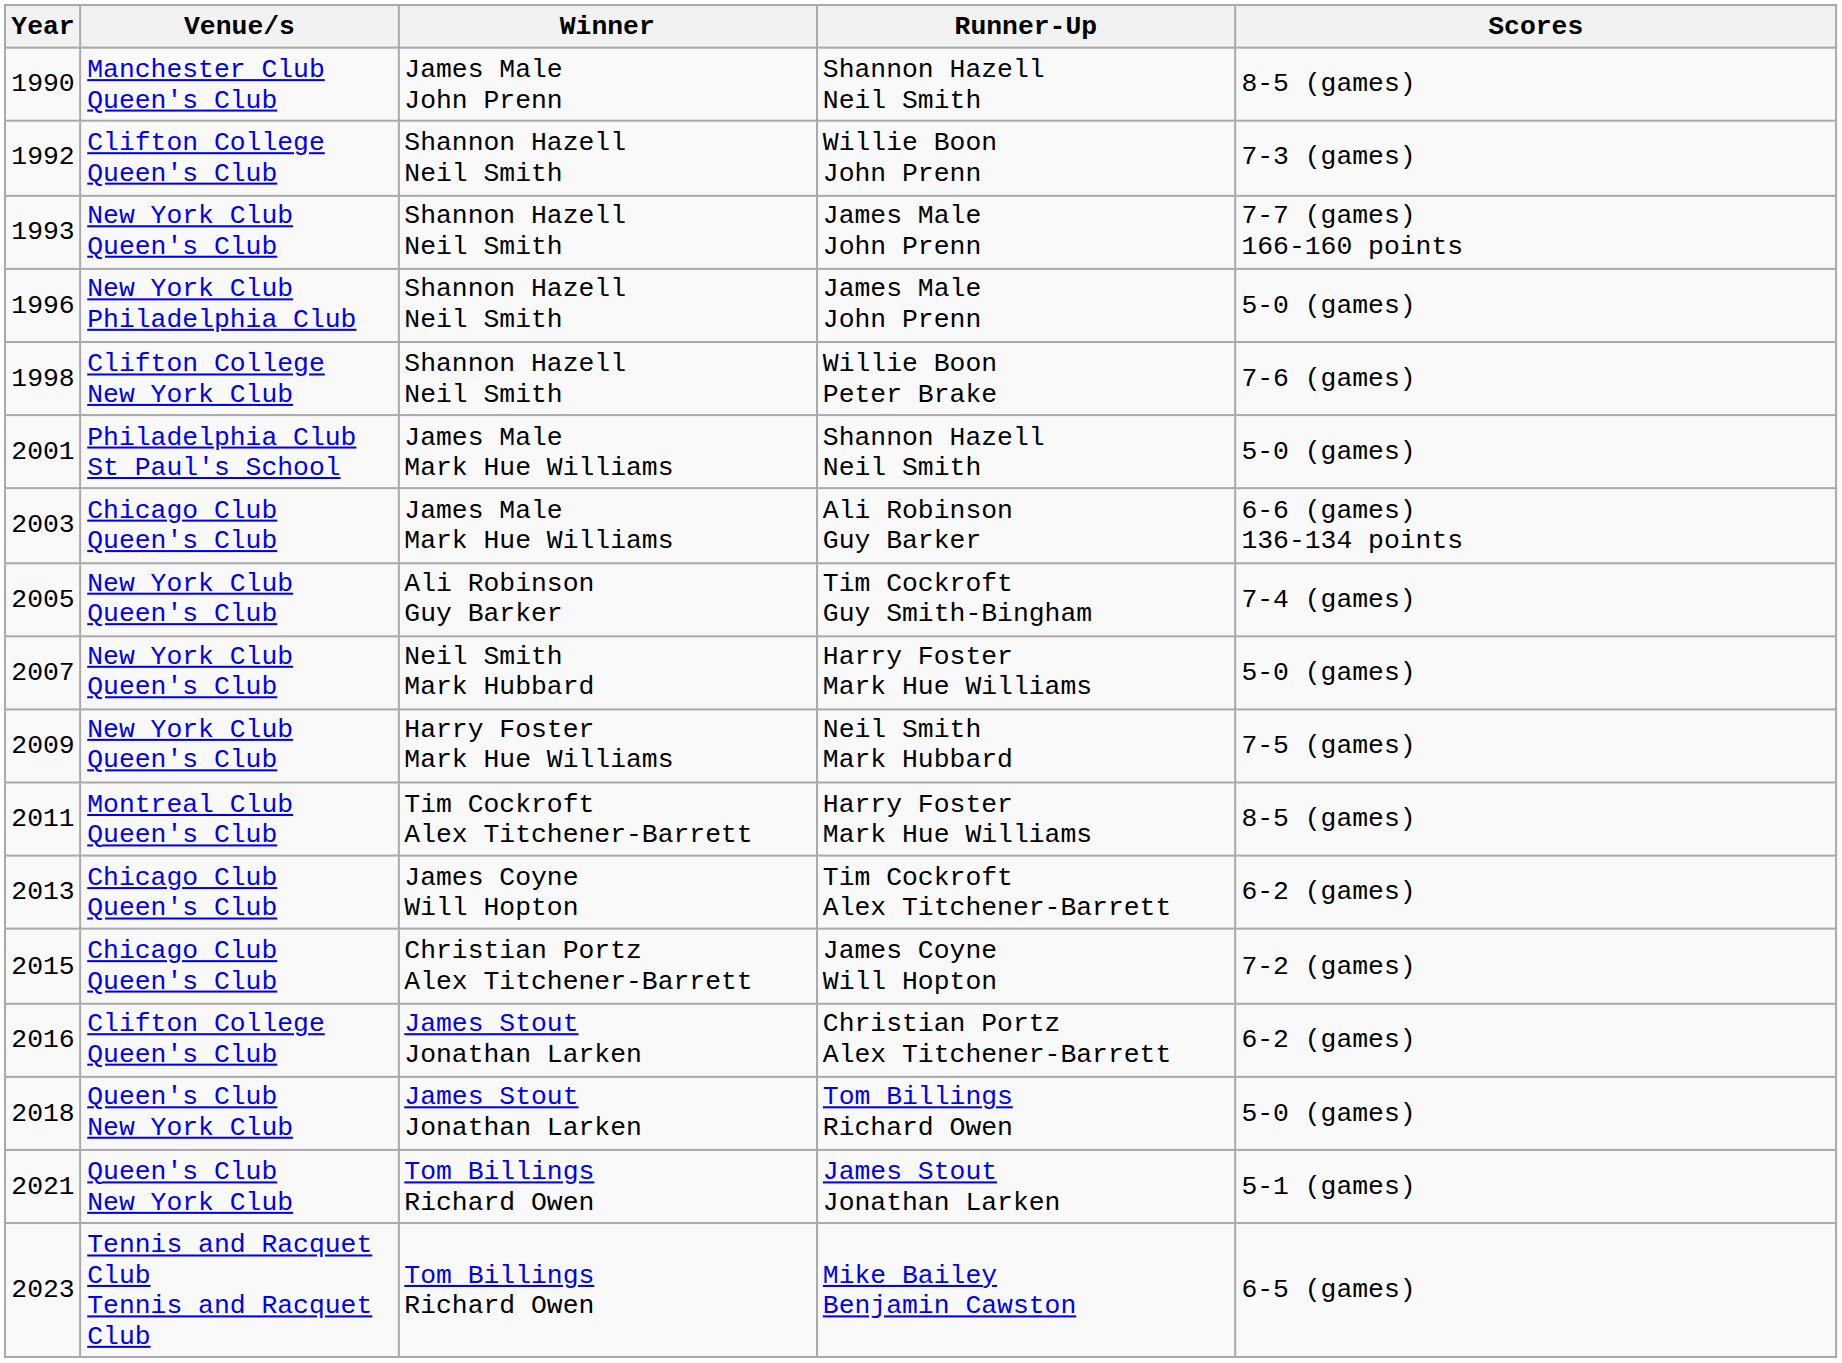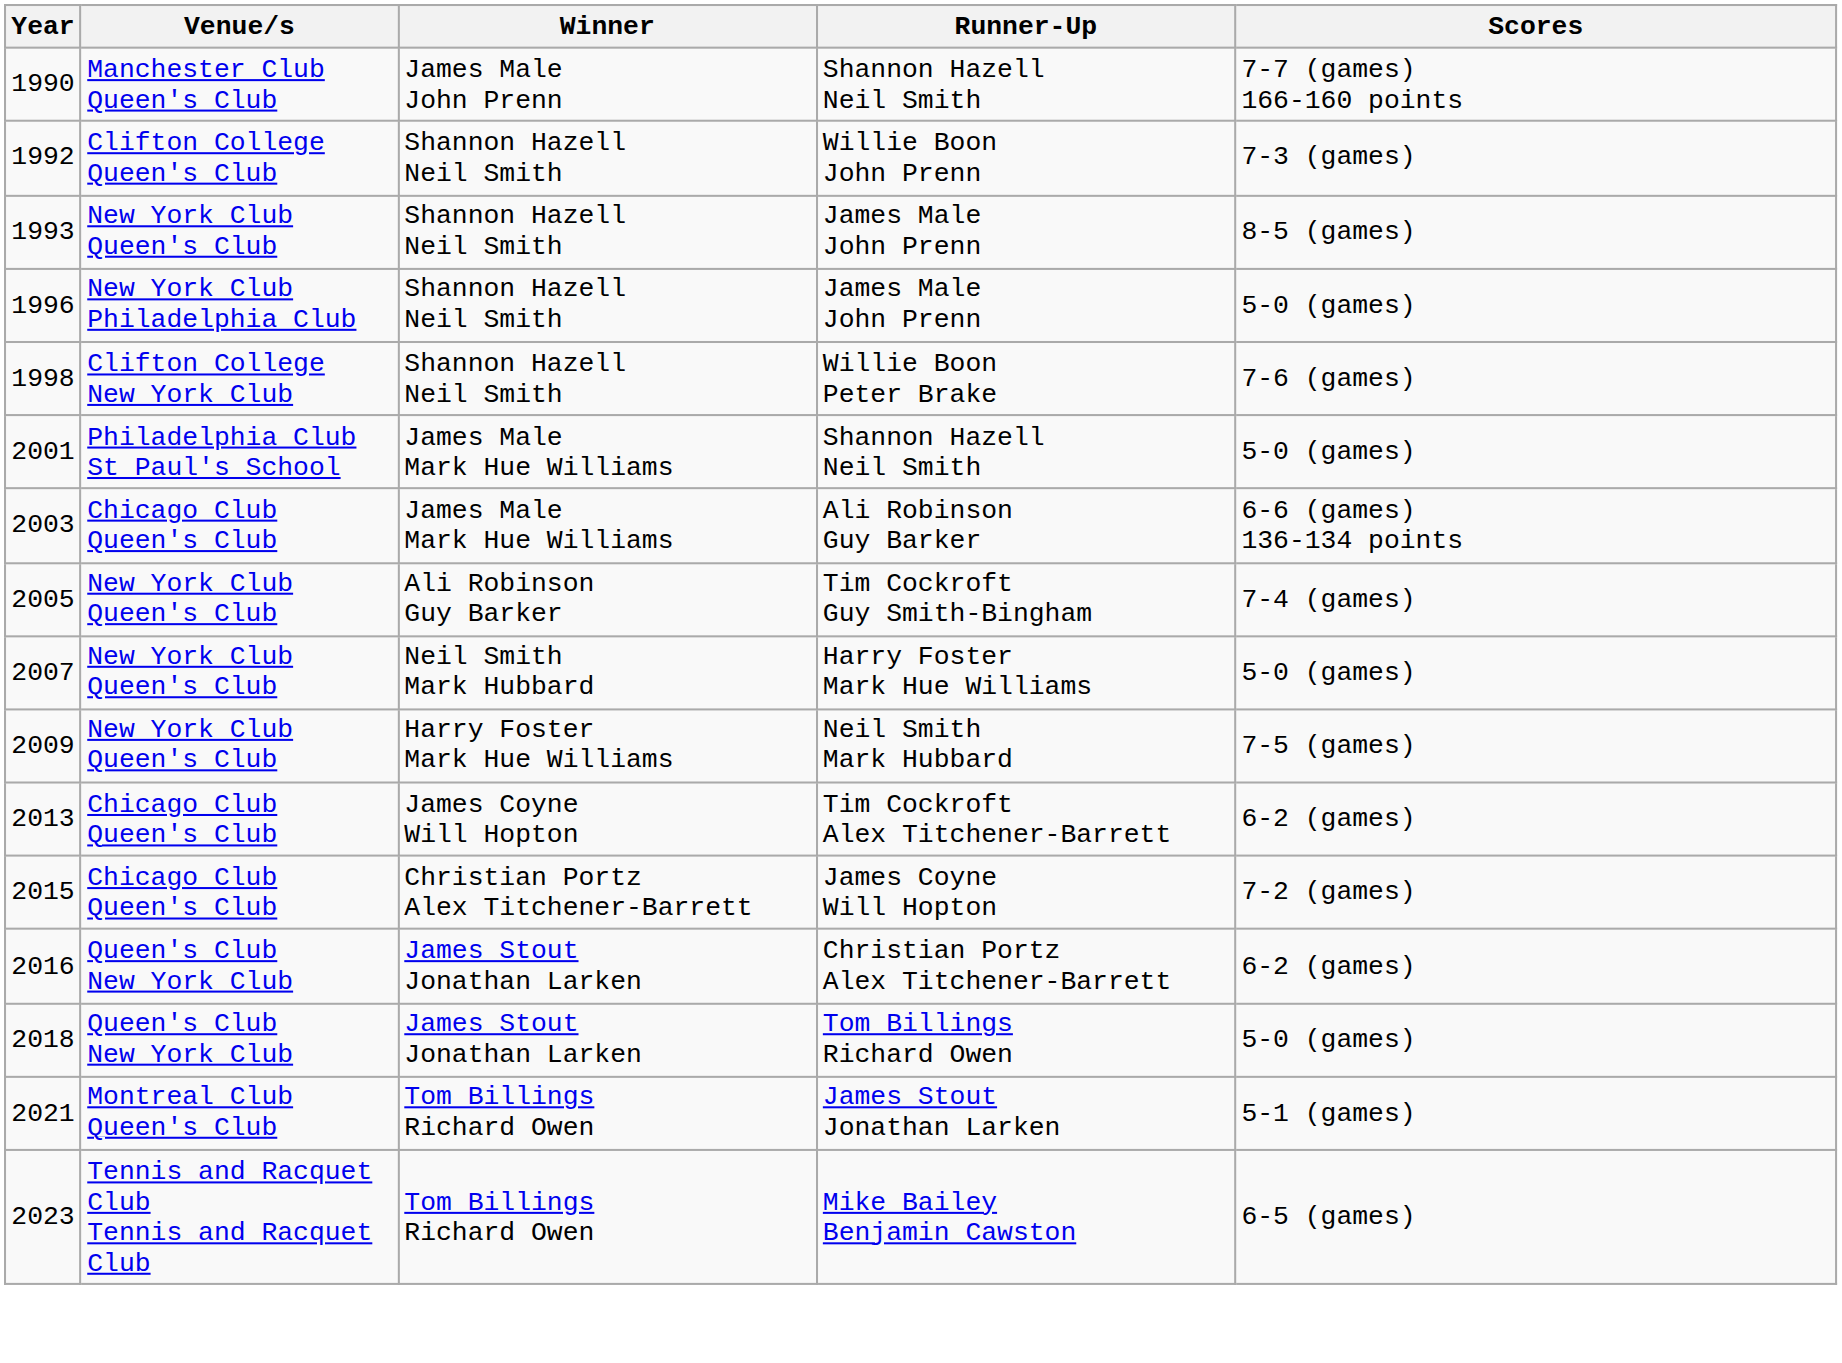(1329, 85) 8-5 (games) -> (1352, 85) 7-7 (games) 166-160 points
(1352, 232) 7-7 (games) 166-160 points -> (1329, 232) 8-5 (games)
- row: (43, 819)
(206, 1040) Clifton College Queen's Club -> (190, 966) Queen's Club New York Club
(190, 1187) Queen's Club New York Club -> (190, 1113) Montreal Club Queen's Club
